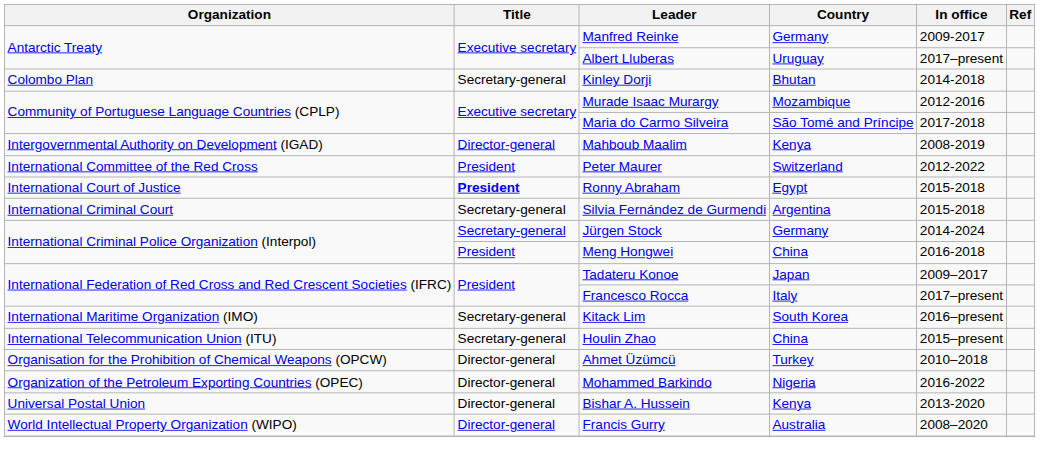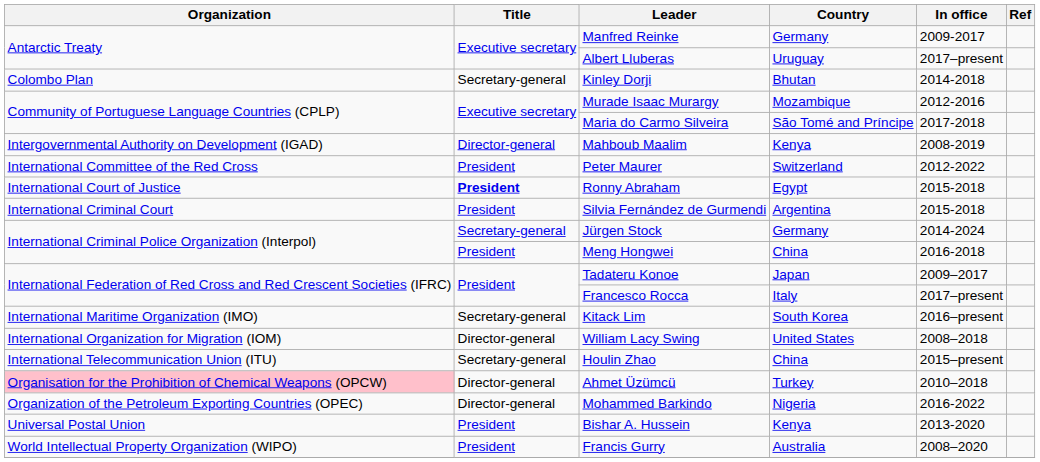(512, 209) Secretary-general -> (486, 209) President
+ row: (641, 338)
(197, 360) no background -> (197, 381) pink background
(506, 403) Director-general -> (486, 425) President
(506, 425) Director-general -> (486, 446) President
